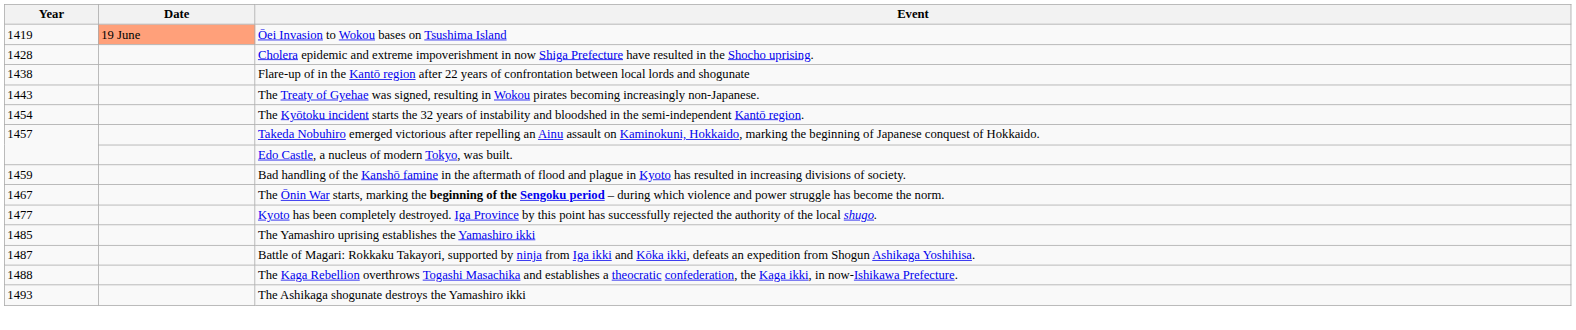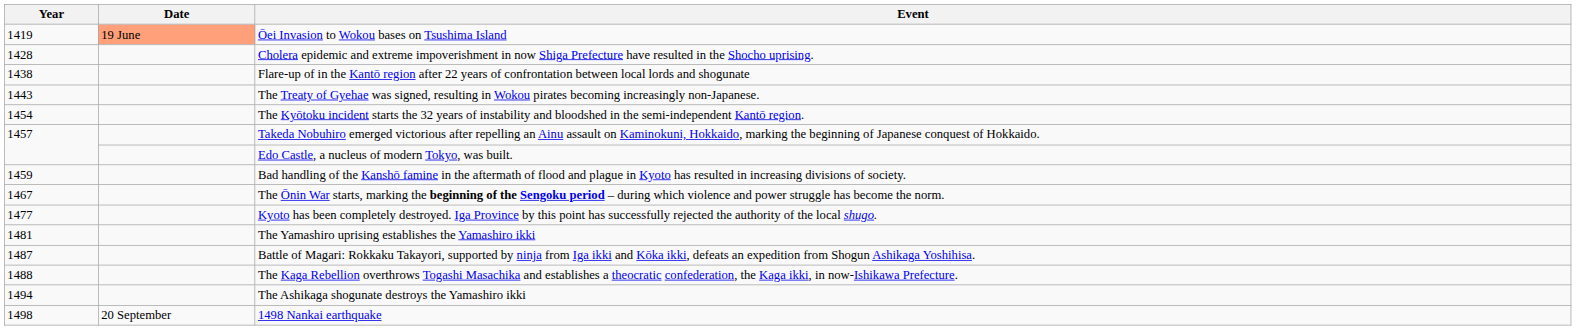(20, 235) 1485 -> (20, 235) 1481
(20, 295) 1493 -> (20, 295) 1494
+ row: (320, 315)
